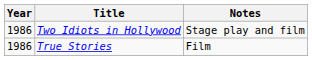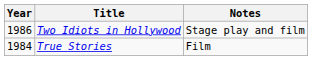(19, 47) 1986 -> (19, 47) 1984
